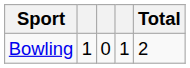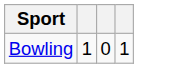- column: (159, 19)
